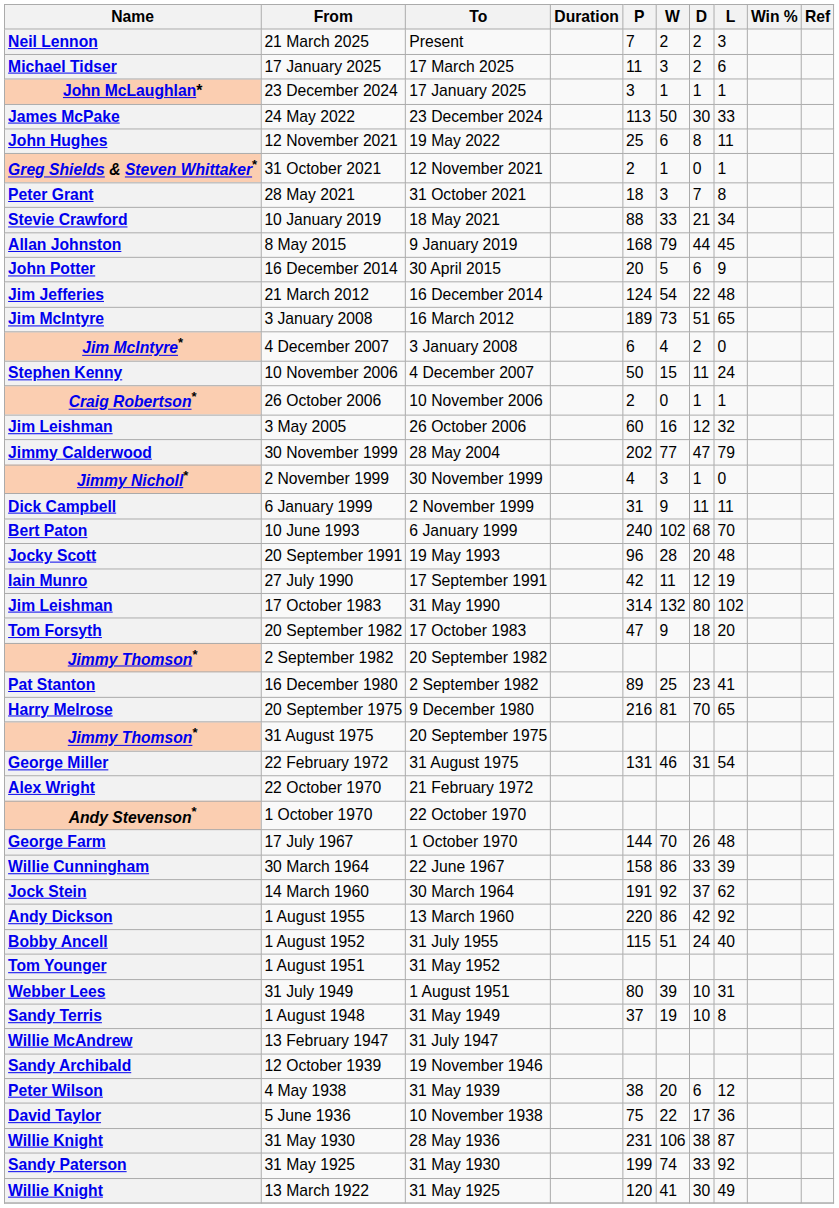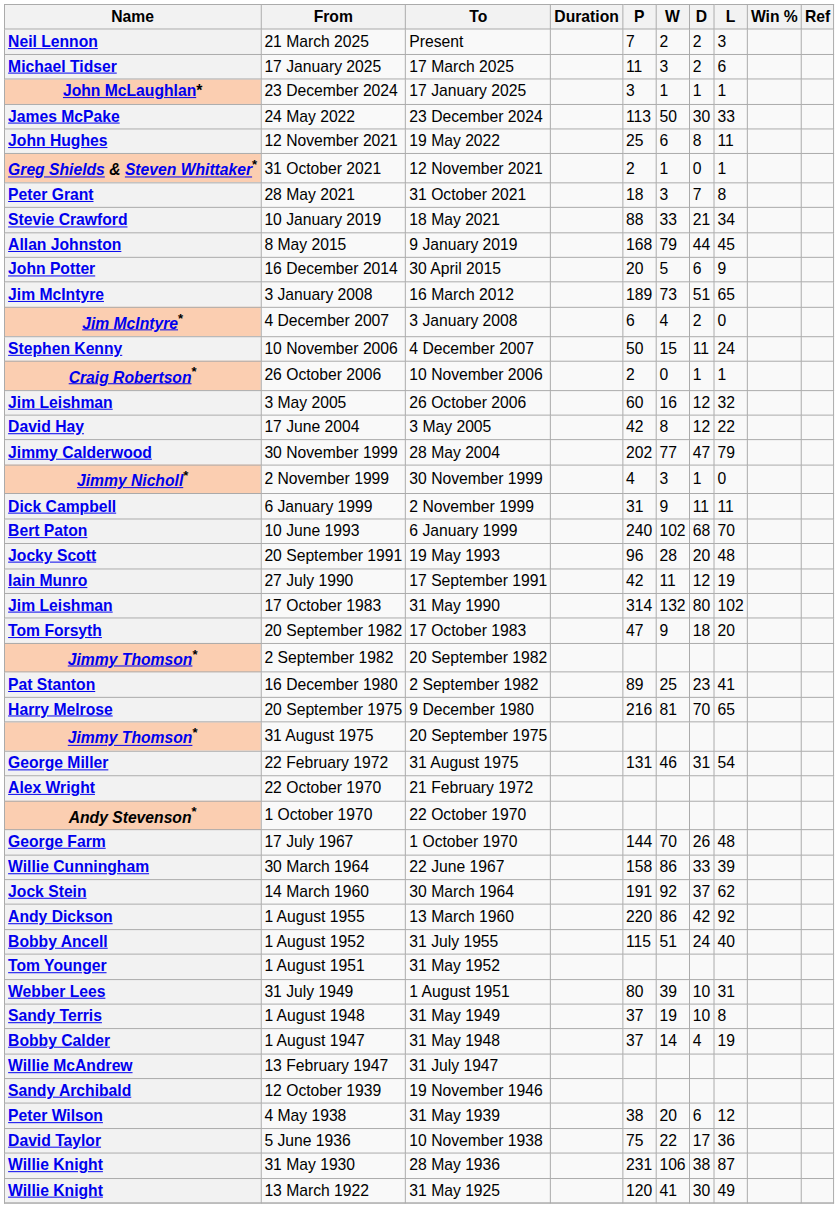- row: (56, 294)
+ row: (46, 427)
+ row: (59, 1041)
- row: (67, 1165)
